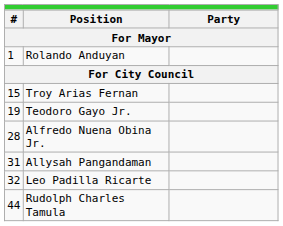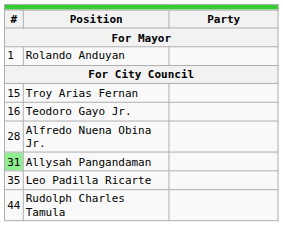(14, 111) 19 -> (14, 111) 16
(14, 161) no background -> (14, 161) lightgreen background
(14, 180) 32 -> (14, 180) 35
